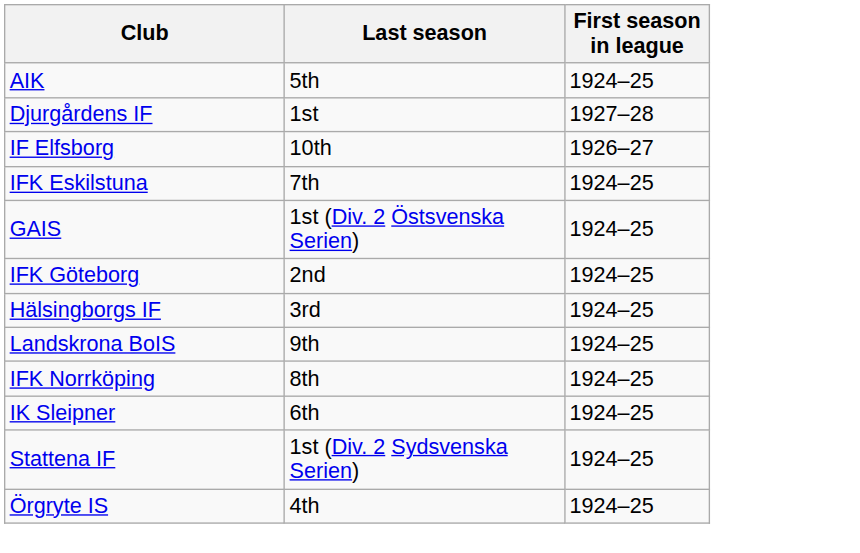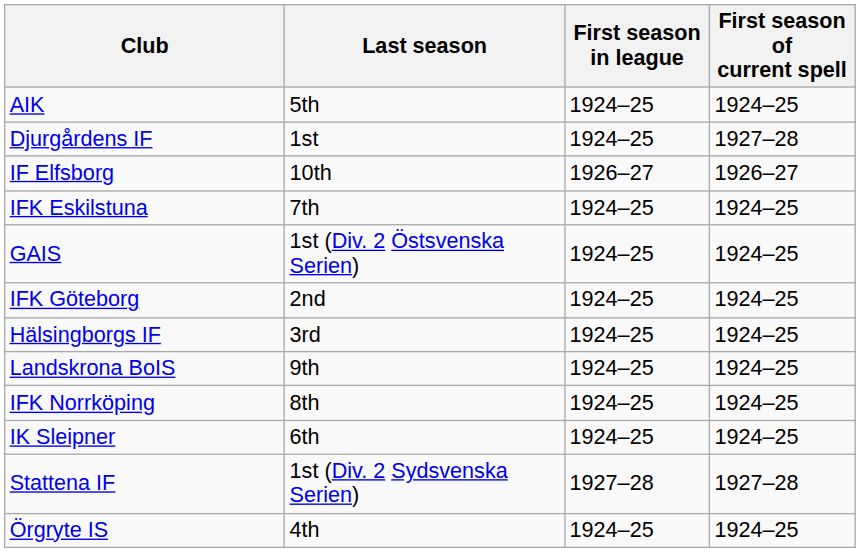+ column: (782, 45)
(612, 114) 1927–28 -> (612, 138) 1924–25
(612, 459) 1924–25 -> (612, 483) 1927–28
